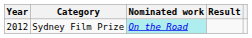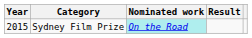(17, 26) 2012 -> (17, 26) 2015
